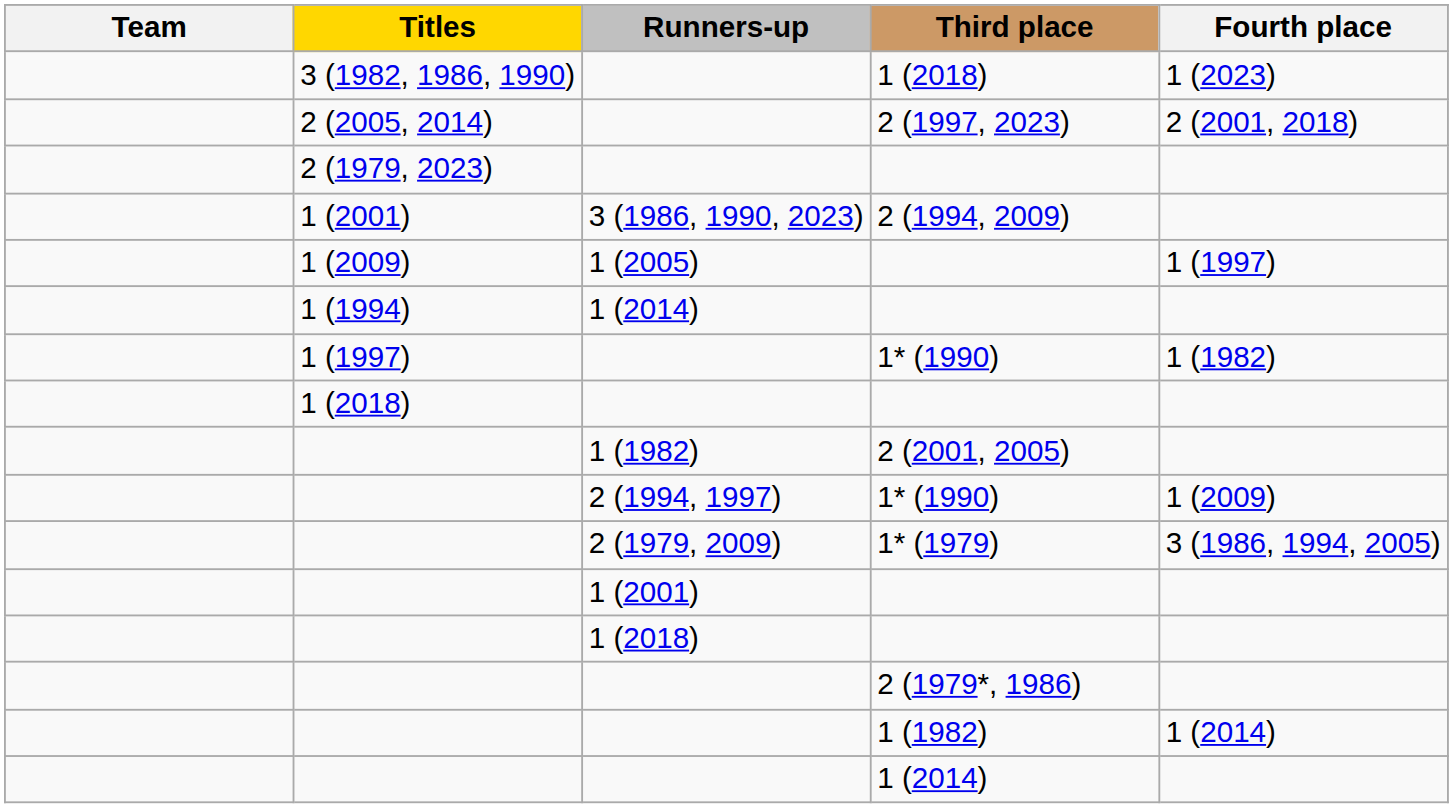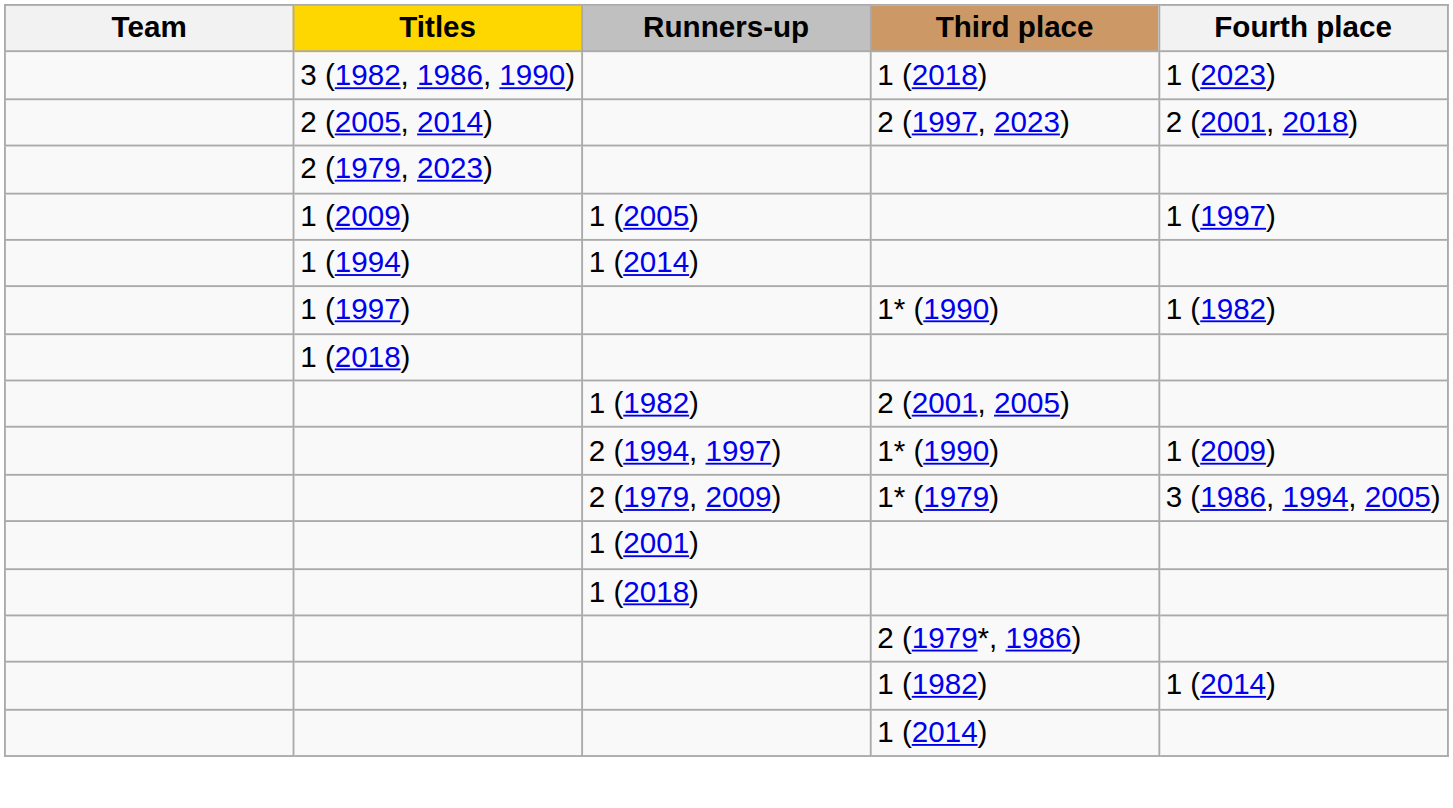- row: (355, 215)
